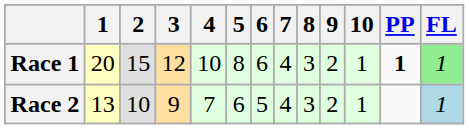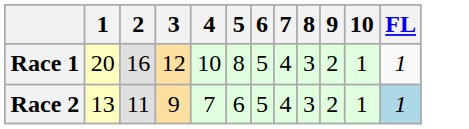- column: (400, 23)
(138, 63) 15 -> (138, 63) 16
(262, 63) 6 -> (262, 63) 5
(441, 63) lightgreen background -> (401, 63) no background
(138, 103) 10 -> (138, 103) 11
